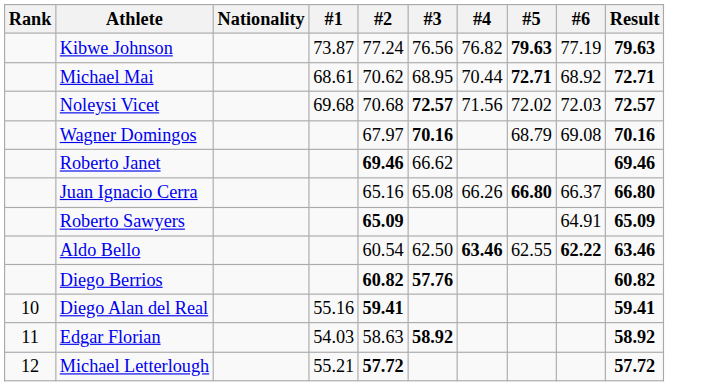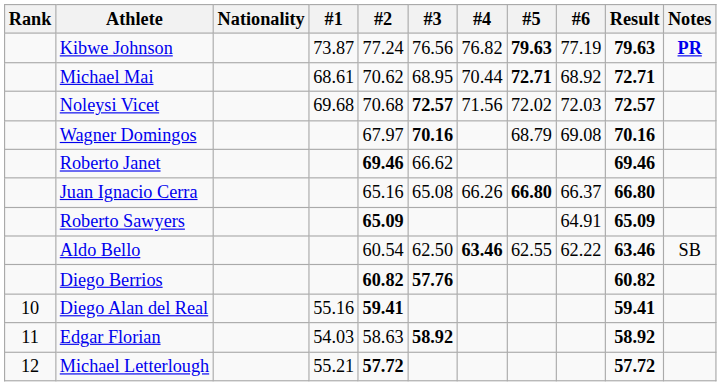+ column: (690, 18)
(581, 250) bold -> (581, 250) normal
